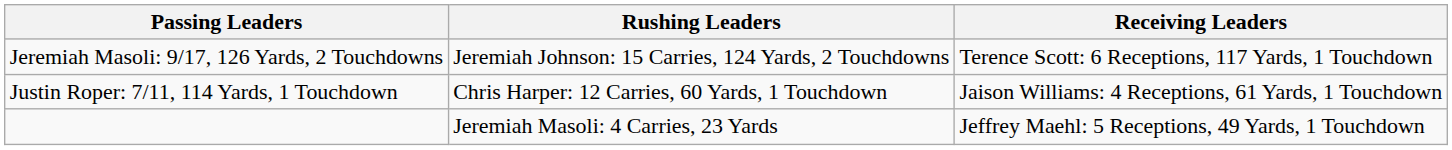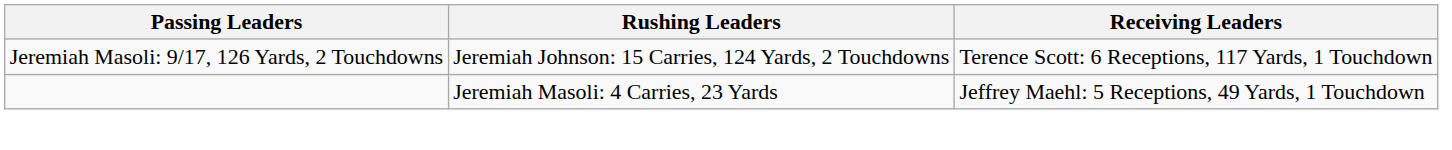- row: (204, 91)
